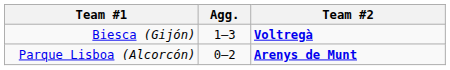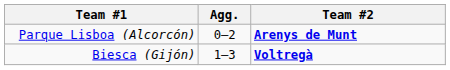rows swapped: (144, 34) <-> (107, 54)
